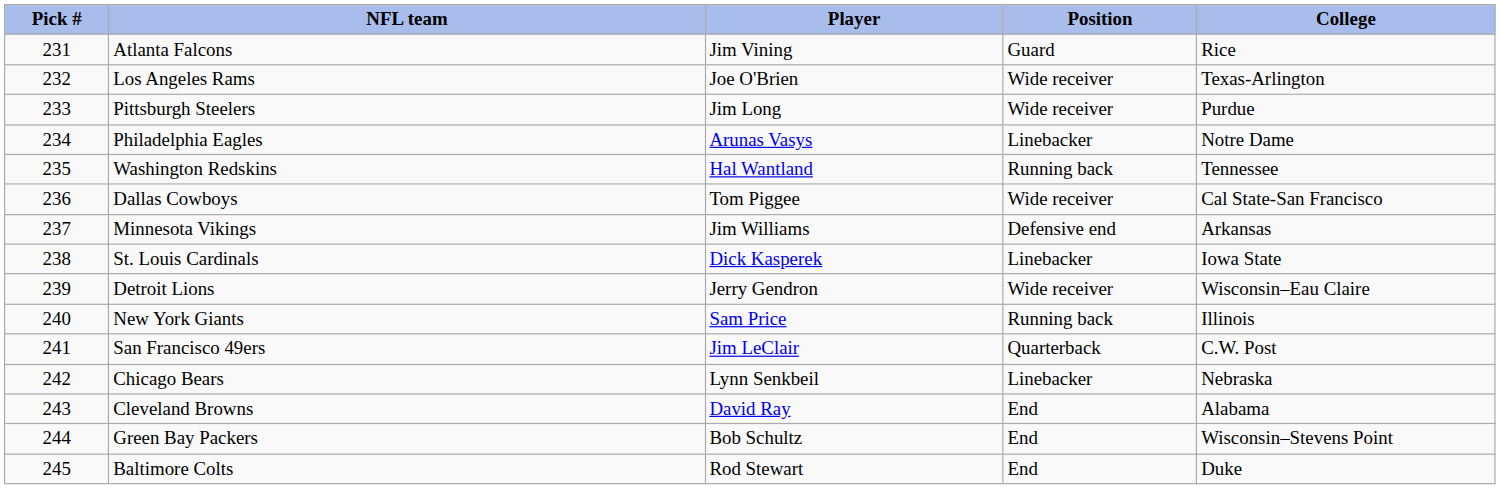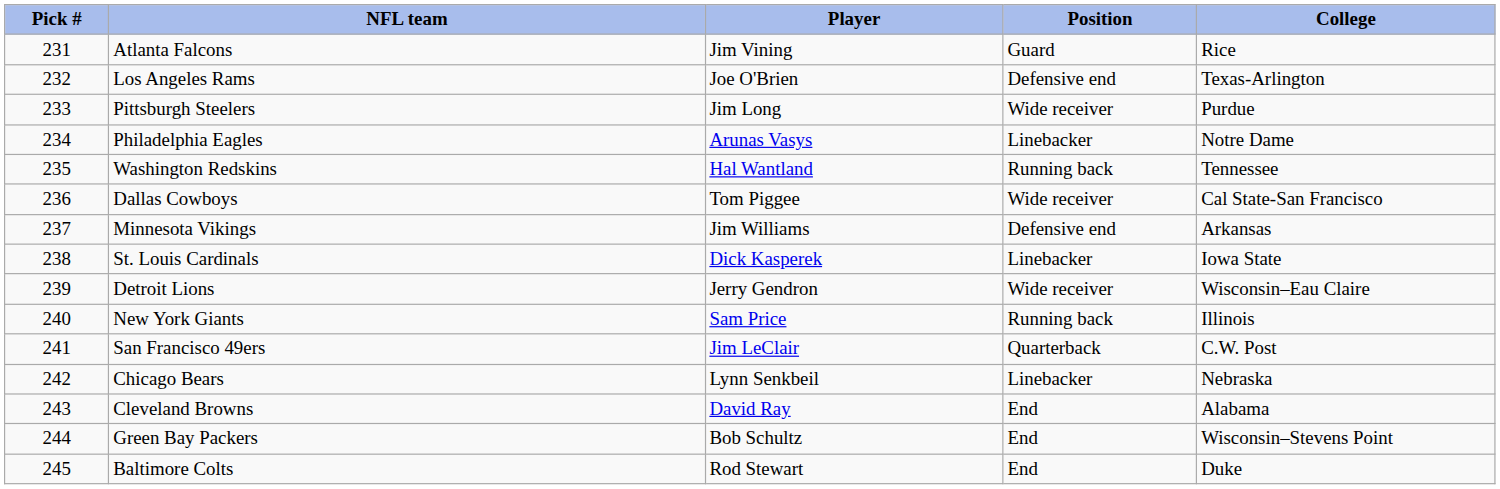(1060, 79) Wide receiver -> (1062, 79) Defensive end
